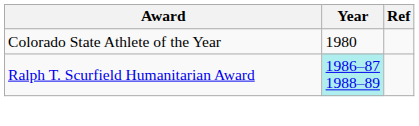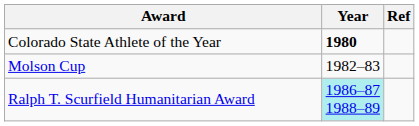(341, 41) normal -> (341, 41) bold
+ row: (47, 66)
